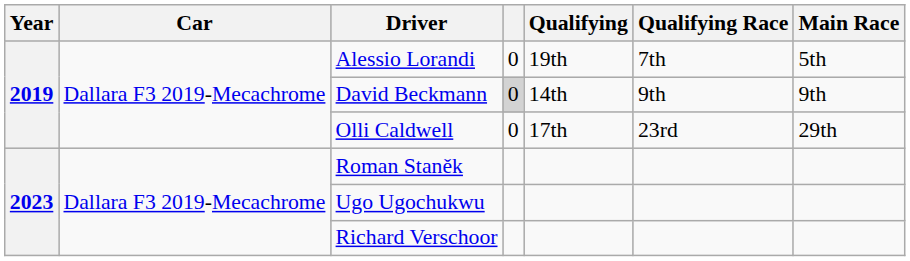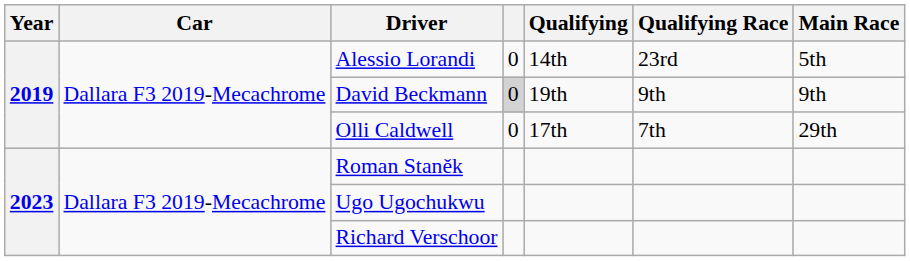(548, 58) 19th -> (548, 58) 14th
(652, 58) 7th -> (658, 58) 23rd
(548, 94) 14th -> (548, 94) 19th
(658, 130) 23rd -> (652, 130) 7th
